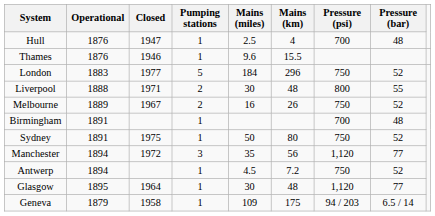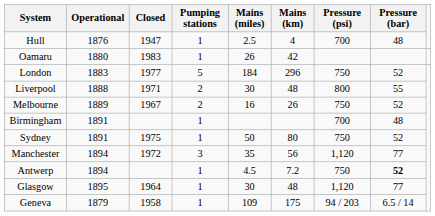- row: (35, 56)
+ row: (35, 56)
(398, 170) normal -> (398, 170) bold
